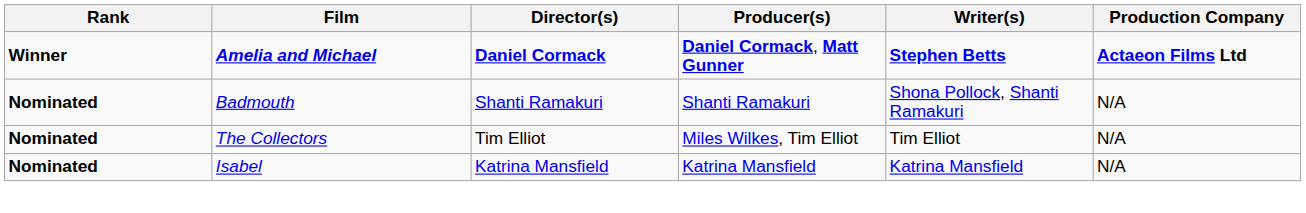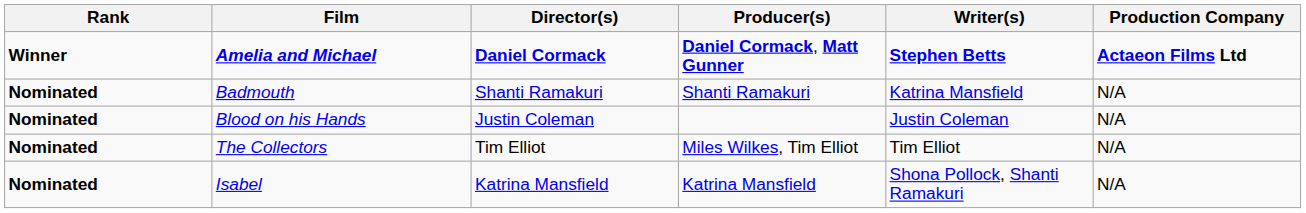(974, 102) Shona Pollock, Shanti Ramakuri -> (956, 92) Katrina Mansfield
+ row: (291, 119)
(956, 166) Katrina Mansfield -> (974, 184) Shona Pollock, Shanti Ramakuri
